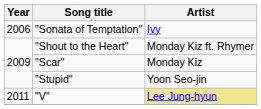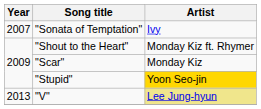(19, 29) 2006 -> (19, 29) 2007
(177, 79) no background -> (177, 79) gold background
(18, 96) 2011 -> (19, 96) 2013
